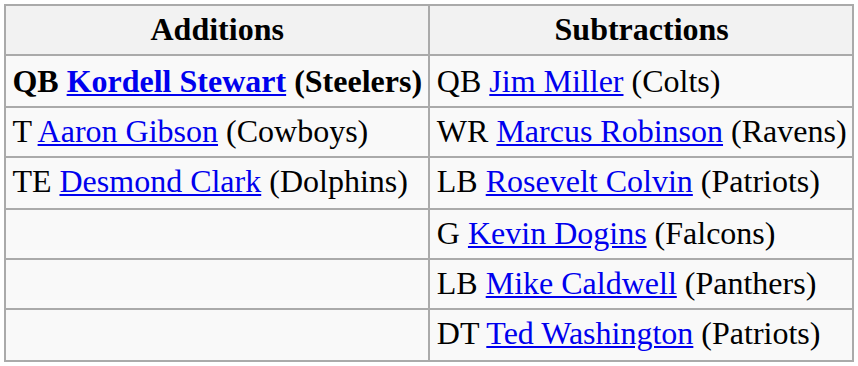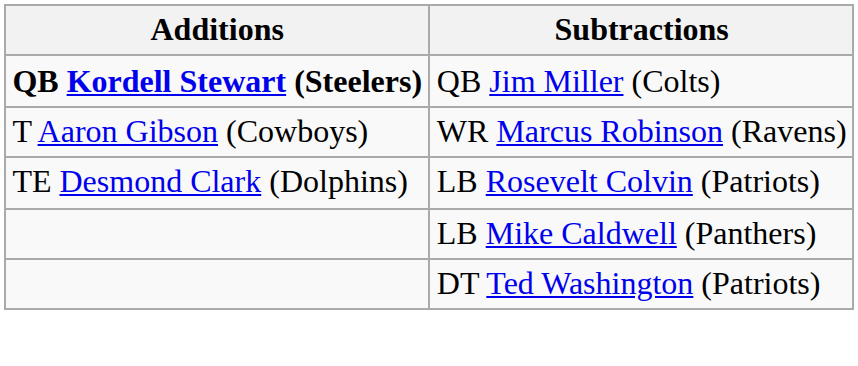- row: (606, 232)
